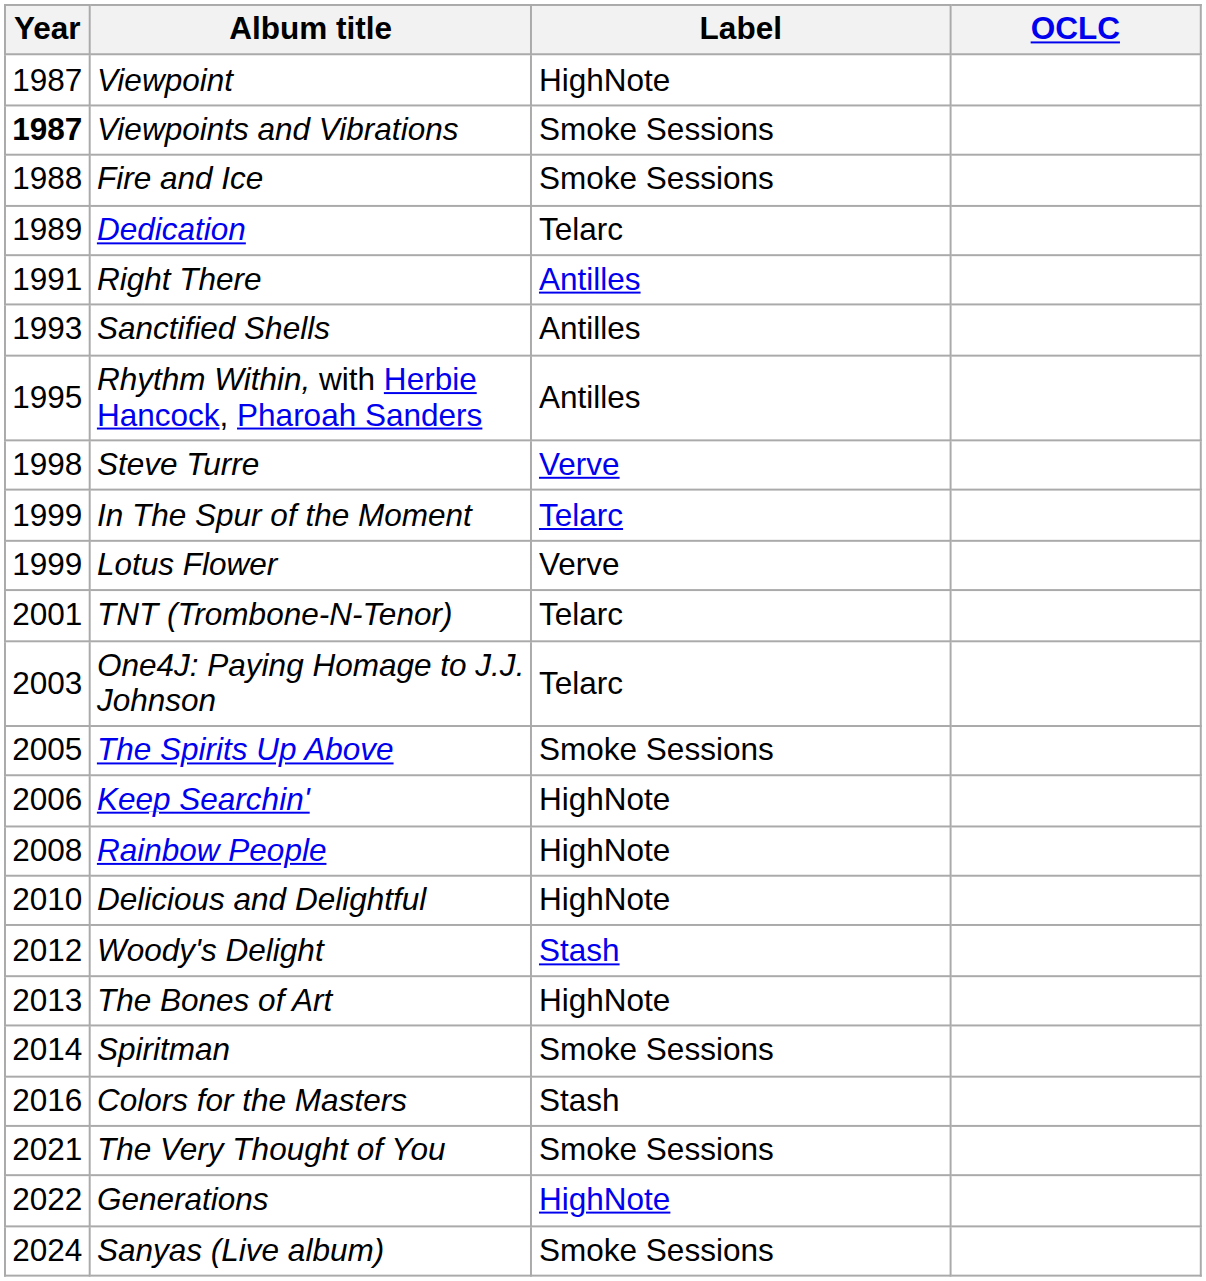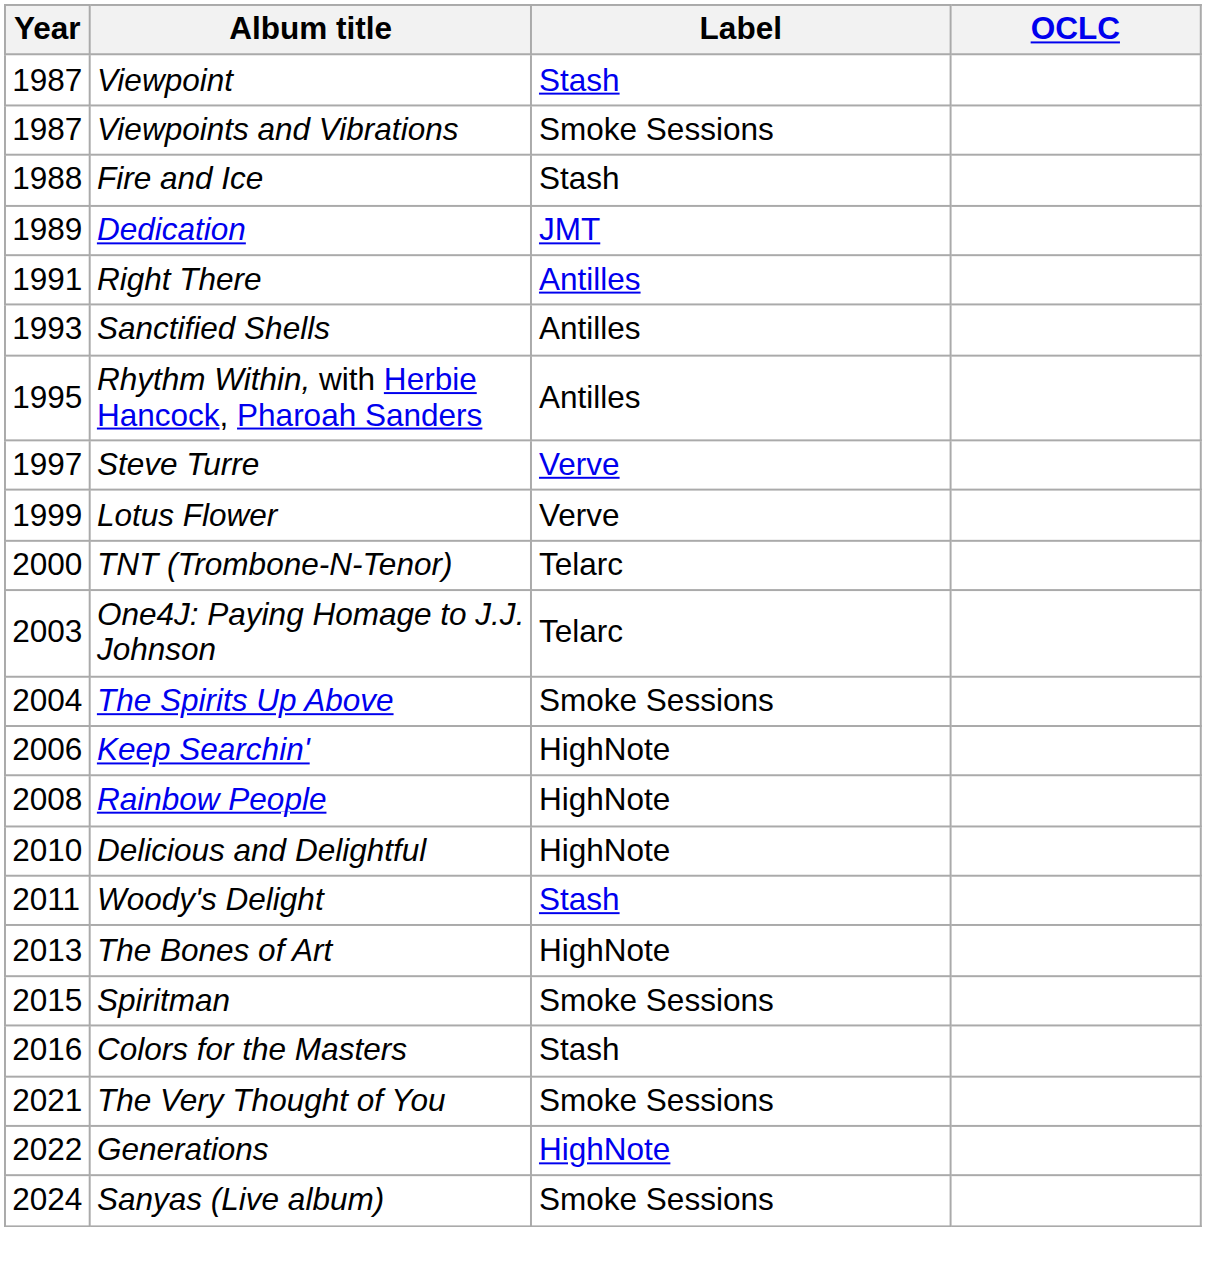(605, 79) HighNote -> (579, 79) Stash
(47, 129) bold -> (47, 129) normal
(656, 179) Smoke Sessions -> (579, 179) Stash
(581, 229) Telarc -> (570, 229) JMT
(47, 464) 1998 -> (47, 464) 1997
- row: (284, 514)
(47, 614) 2001 -> (47, 564) 2000
(47, 750) 2005 -> (47, 700) 2004
(47, 950) 2012 -> (46, 900) 2011
(47, 1050) 2014 -> (47, 1000) 2015
